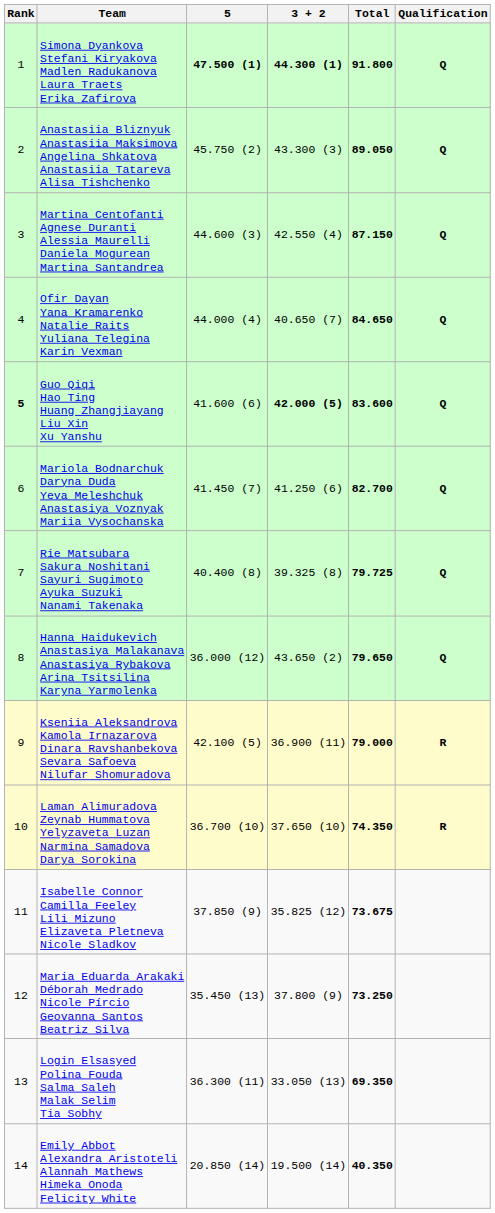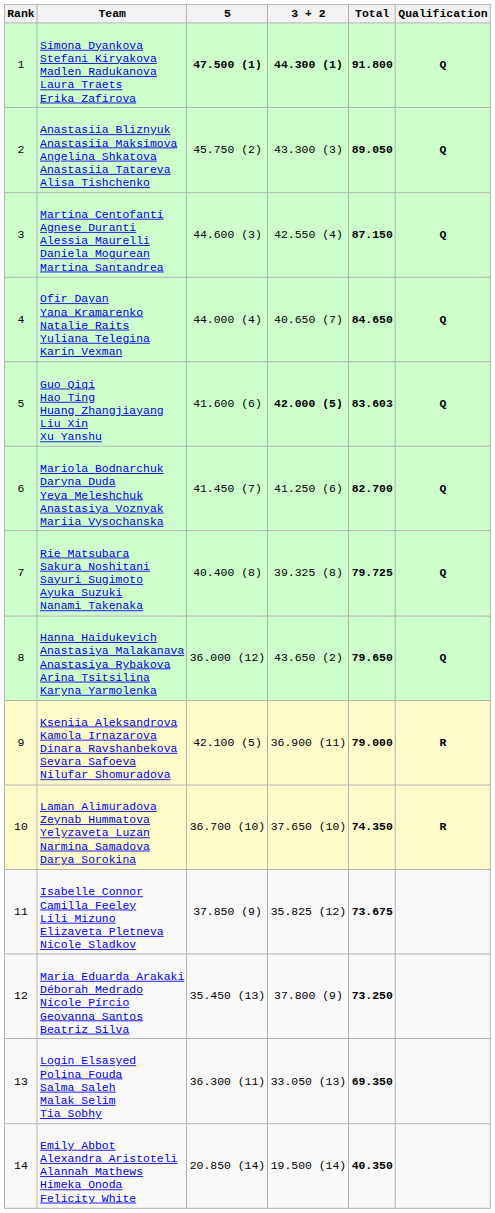(21, 404) bold -> (21, 404) normal
(372, 404) 83.600 -> (372, 404) 83.603
